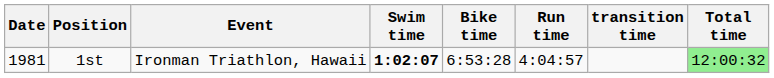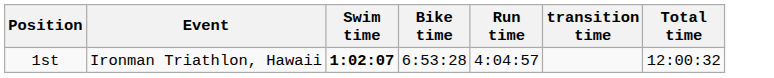- column: (27, 26)
(728, 60) lightgreen background -> (684, 60) no background
